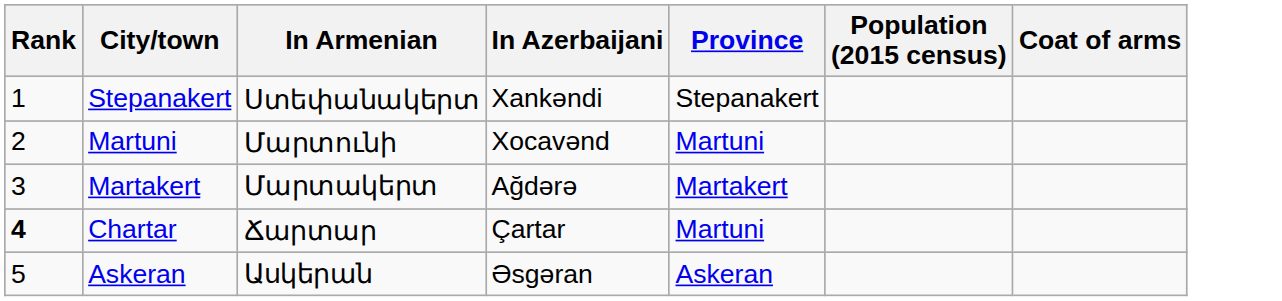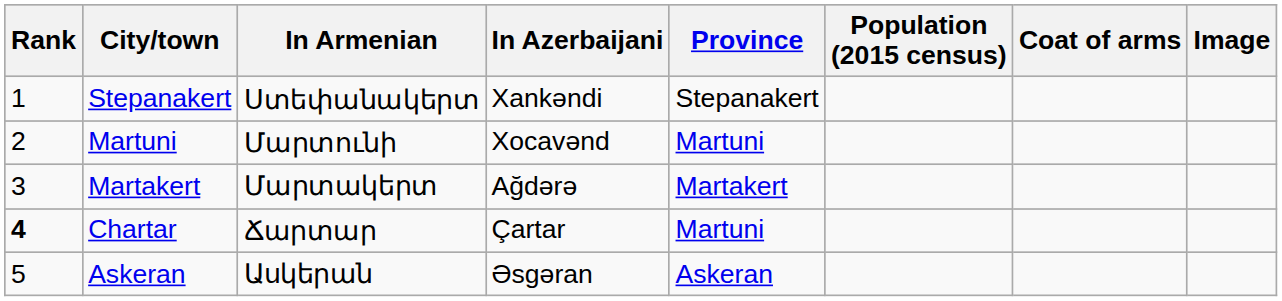+ column: (1232, 40)
